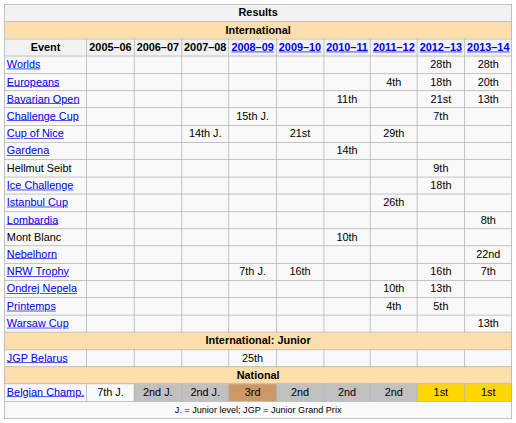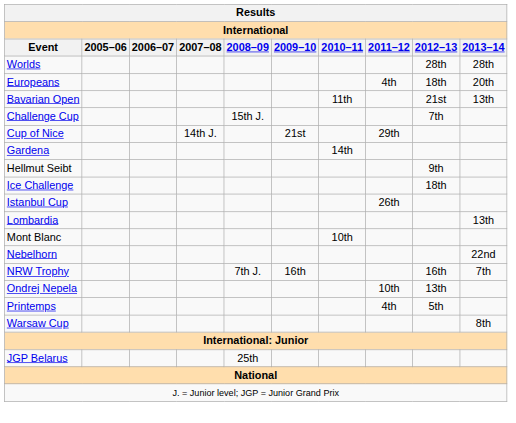(488, 220) 8th -> (483, 220) 13th
(488, 323) 13th -> (483, 323) 8th
- row: (46, 392)
